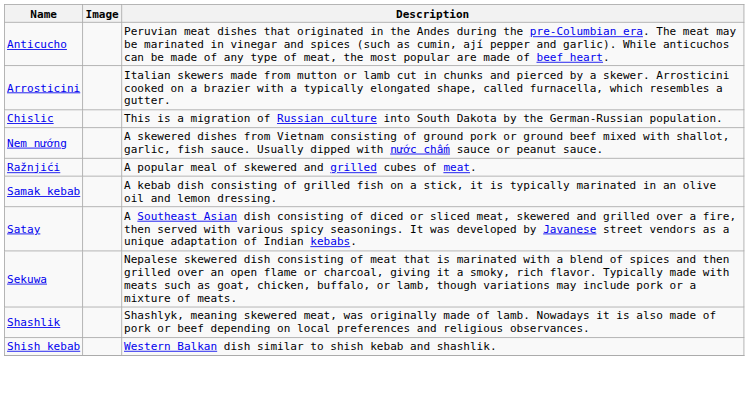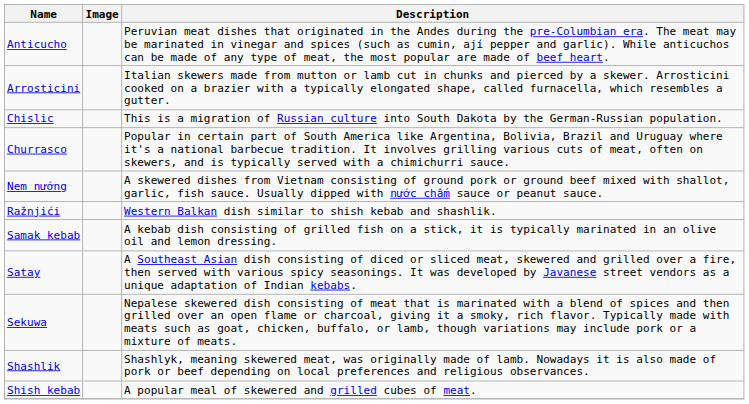+ row: (37, 149)
(300, 167) A popular meal of skewered and grilled cubes of meat. -> (310, 211) Western Balkan dish similar to shish kebab and shashlik.
(310, 347) Western Balkan dish similar to shish kebab and shashlik. -> (300, 390) A popular meal of skewered and grilled cubes of meat.
